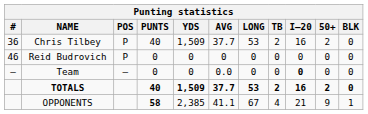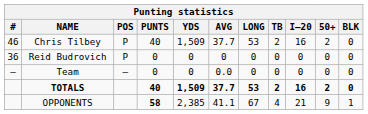(13, 42) 36 -> (13, 42) 46
(13, 57) 46 -> (13, 57) 36
(301, 72) bold -> (301, 72) normal
